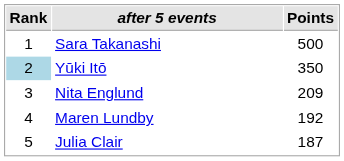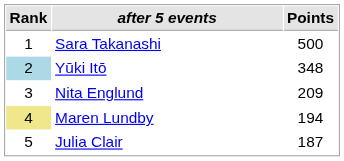(310, 68) 350 -> (310, 68) 348
(28, 118) no background -> (28, 118) khaki background
(310, 118) 192 -> (310, 118) 194
